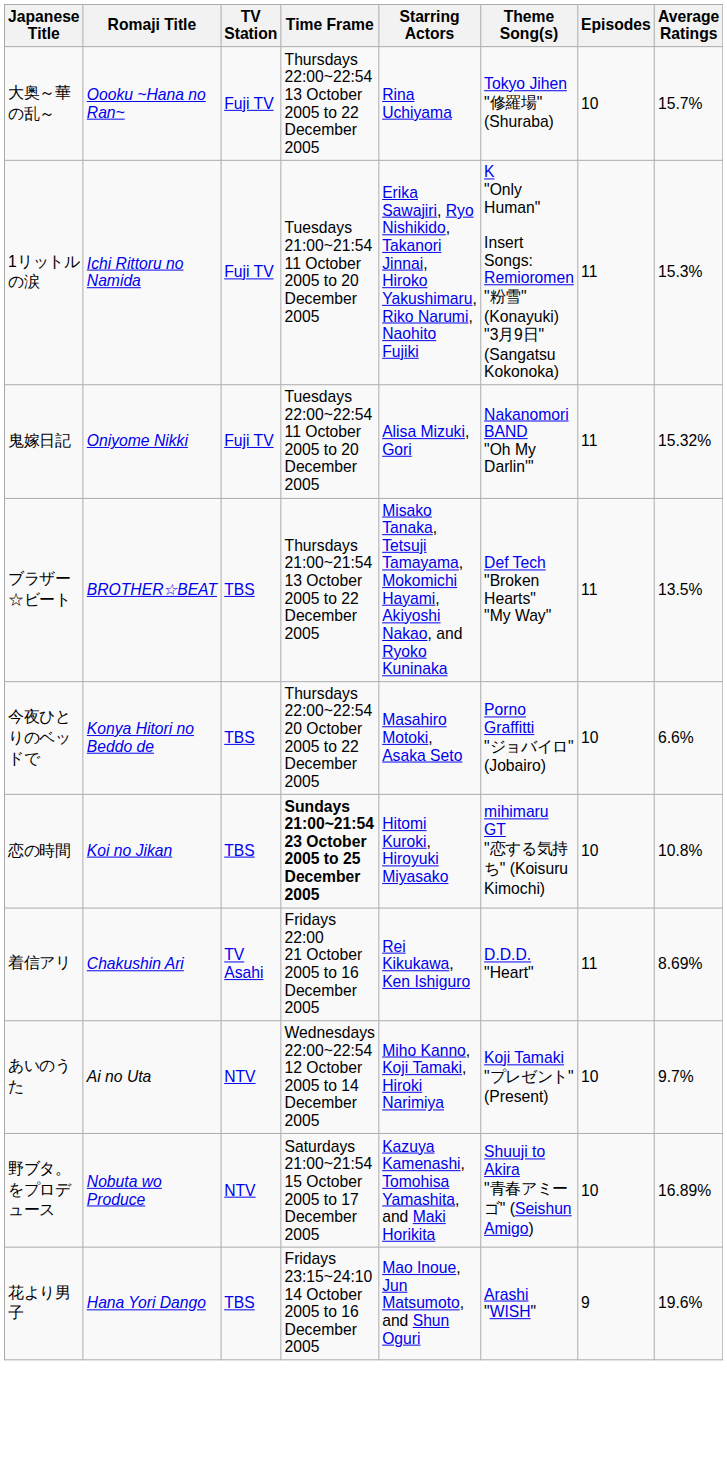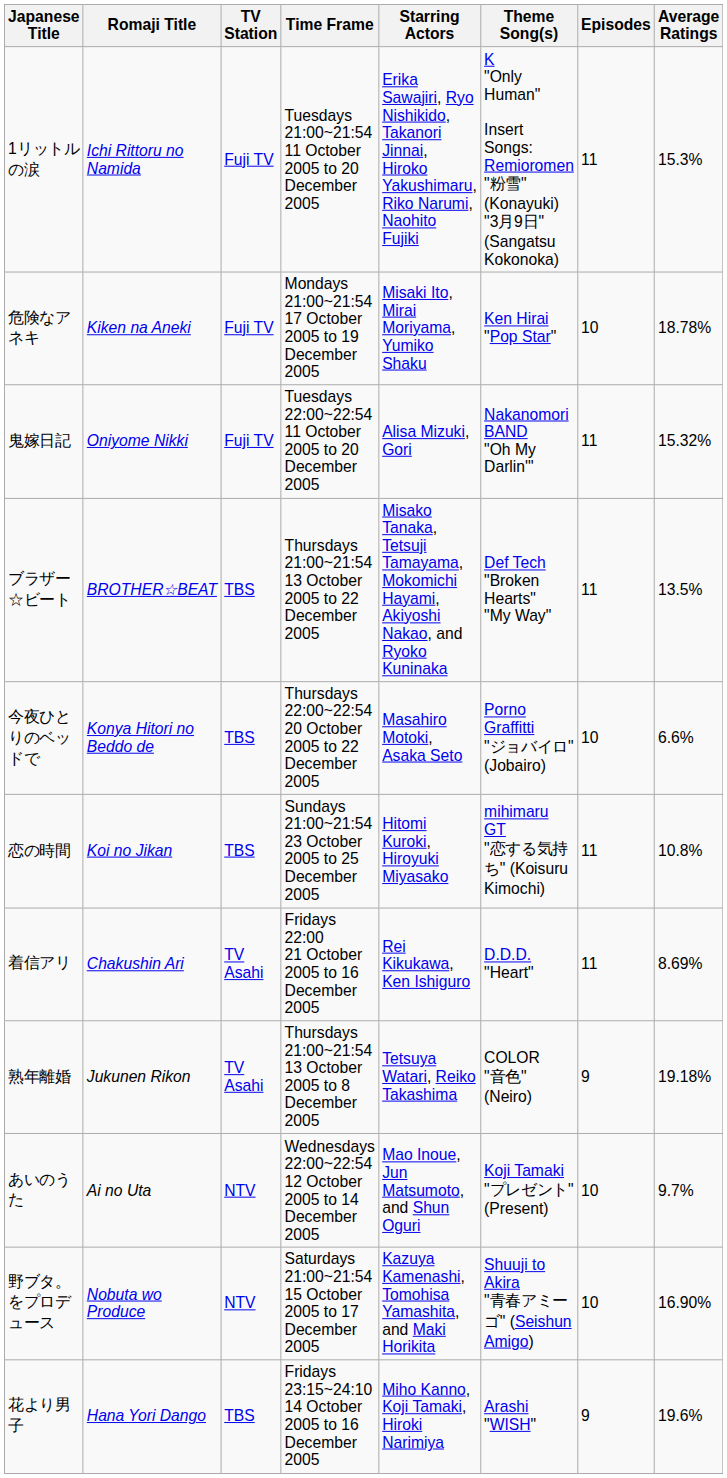- row: (39, 103)
+ row: (39, 327)
(329, 851) bold -> (328, 851) normal
(590, 851) 10 -> (589, 851) 11
+ row: (39, 1076)
(426, 1077) Miho Kanno, Koji Tamaki, Hiroki Narimiya -> (423, 1190) Mao Inoue, Jun Matsumoto, and Shun Oguri
(685, 1190) 16.89% -> (685, 1303) 16.90%
(423, 1303) Mao Inoue, Jun Matsumoto, and Shun Oguri -> (426, 1416) Miho Kanno, Koji Tamaki, Hiroki Narimiya
